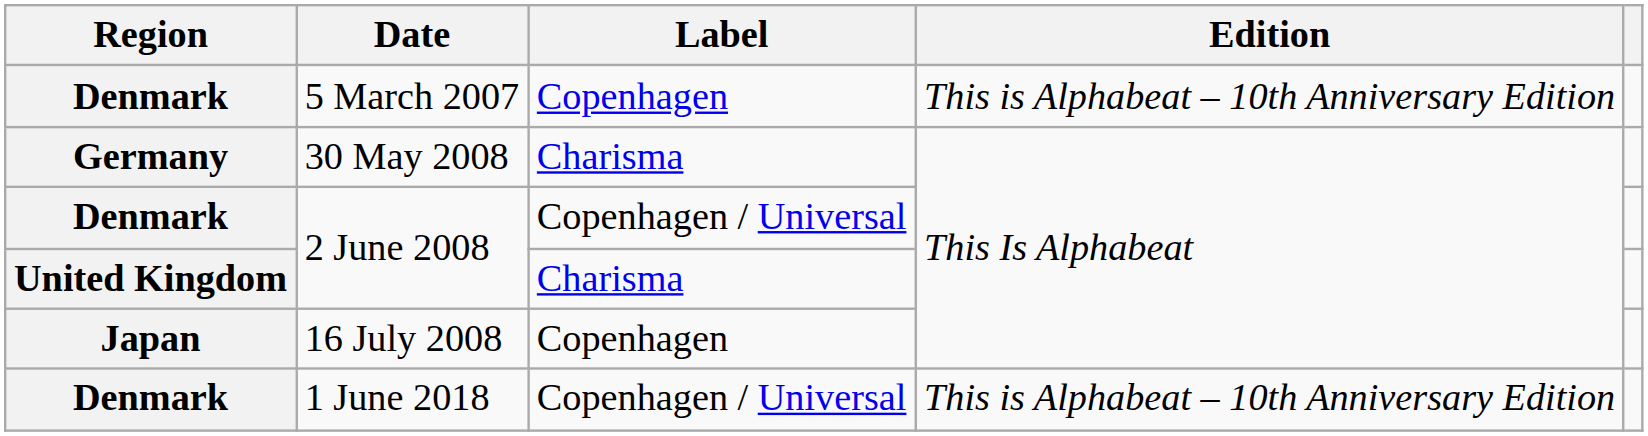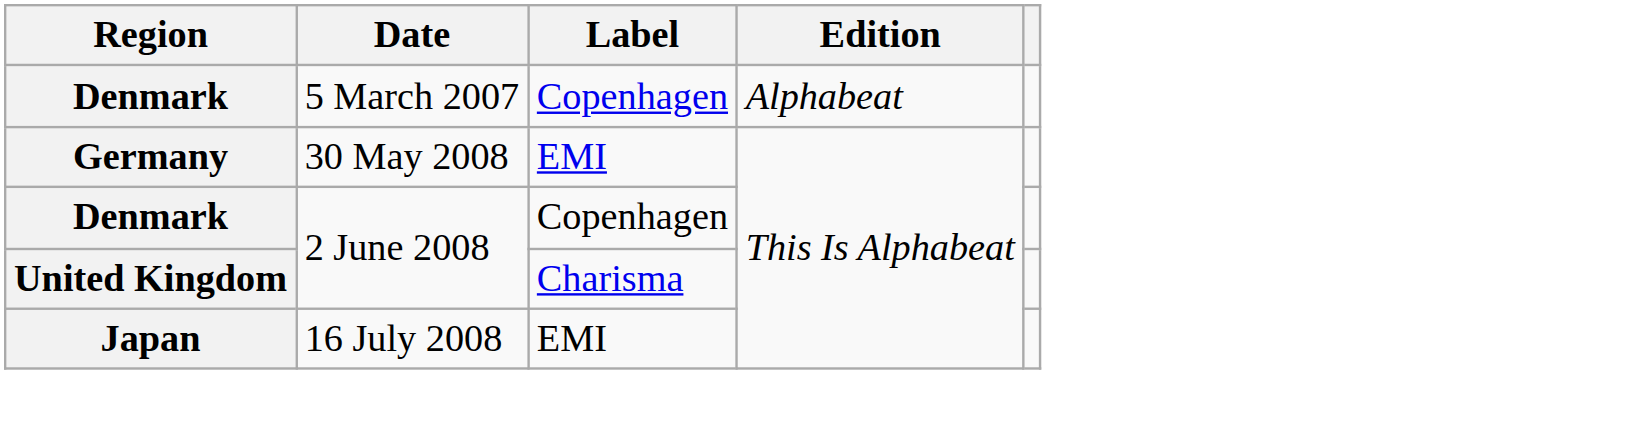(1270, 95) This is Alphabeat – 10th Anniversary Edition -> (824, 95) Alphabeat
(610, 156) Charisma -> (572, 156) EMI
(722, 216) Copenhagen / Universal -> (632, 216) Copenhagen
(632, 338) Copenhagen -> (572, 338) EMI
- row: (151, 398)
